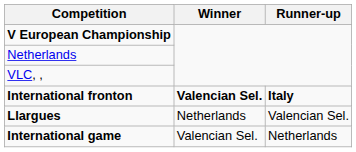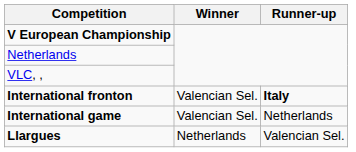(220, 95) bold -> (217, 95) normal
rows swapped: (64, 136) <-> (34, 116)
